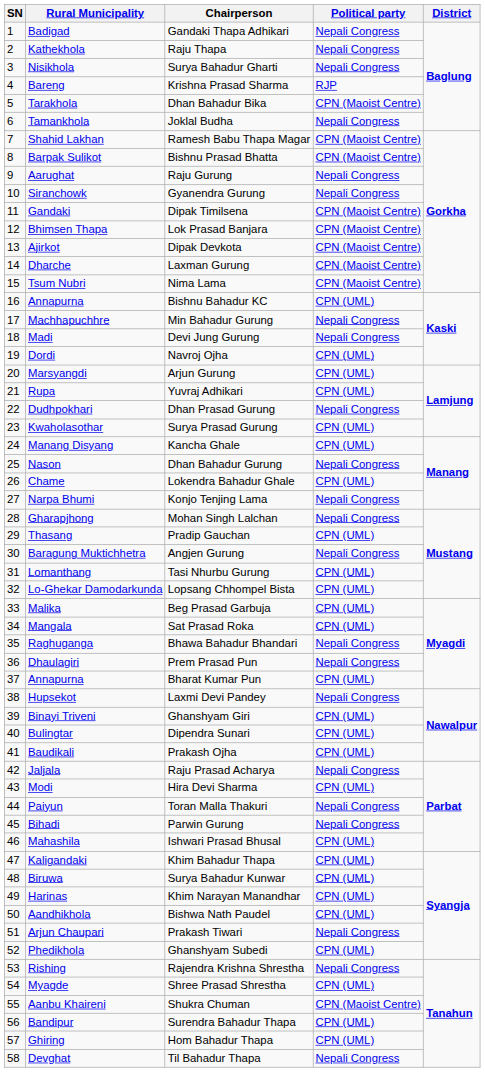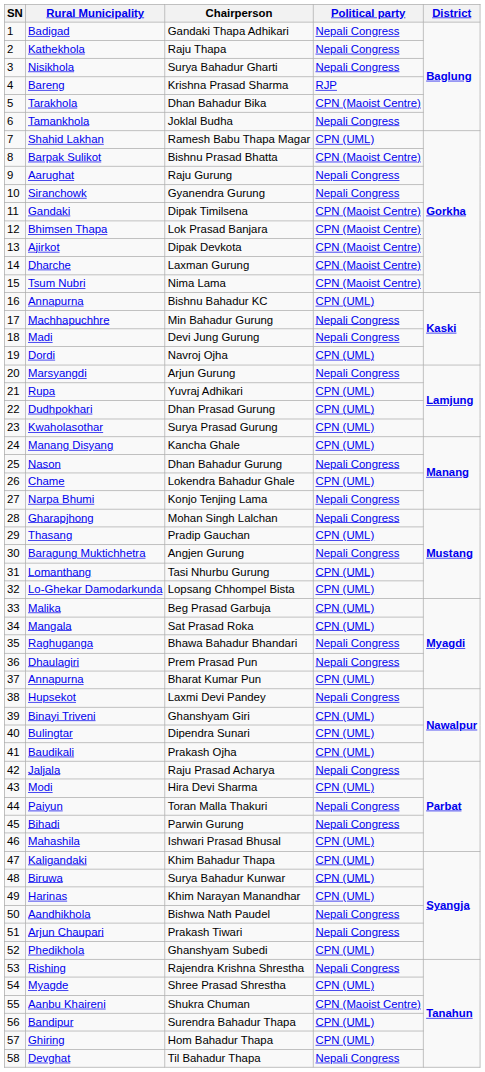(368, 139) CPN (Maoist Centre) -> (345, 139) CPN (UML)
(345, 373) CPN (UML) -> (357, 373) Nepali Congress
(357, 409) Nepali Congress -> (345, 409) CPN (UML)
(345, 914) CPN (UML) -> (357, 914) Nepali Congress
